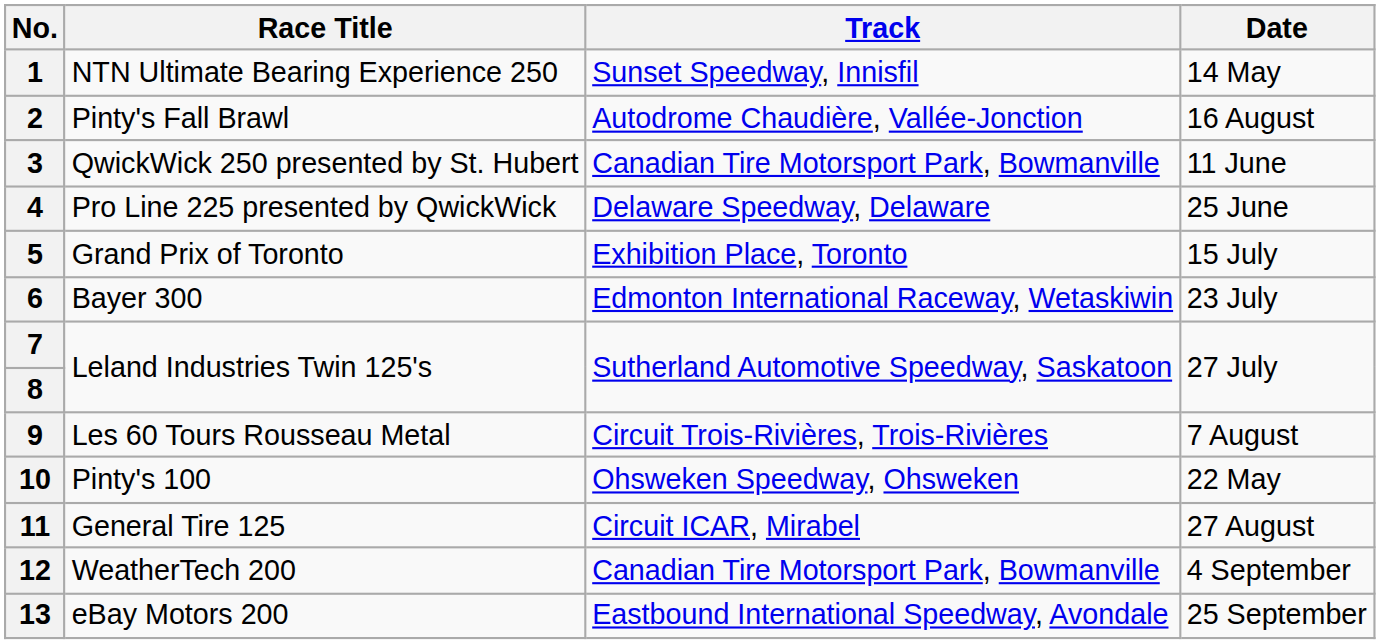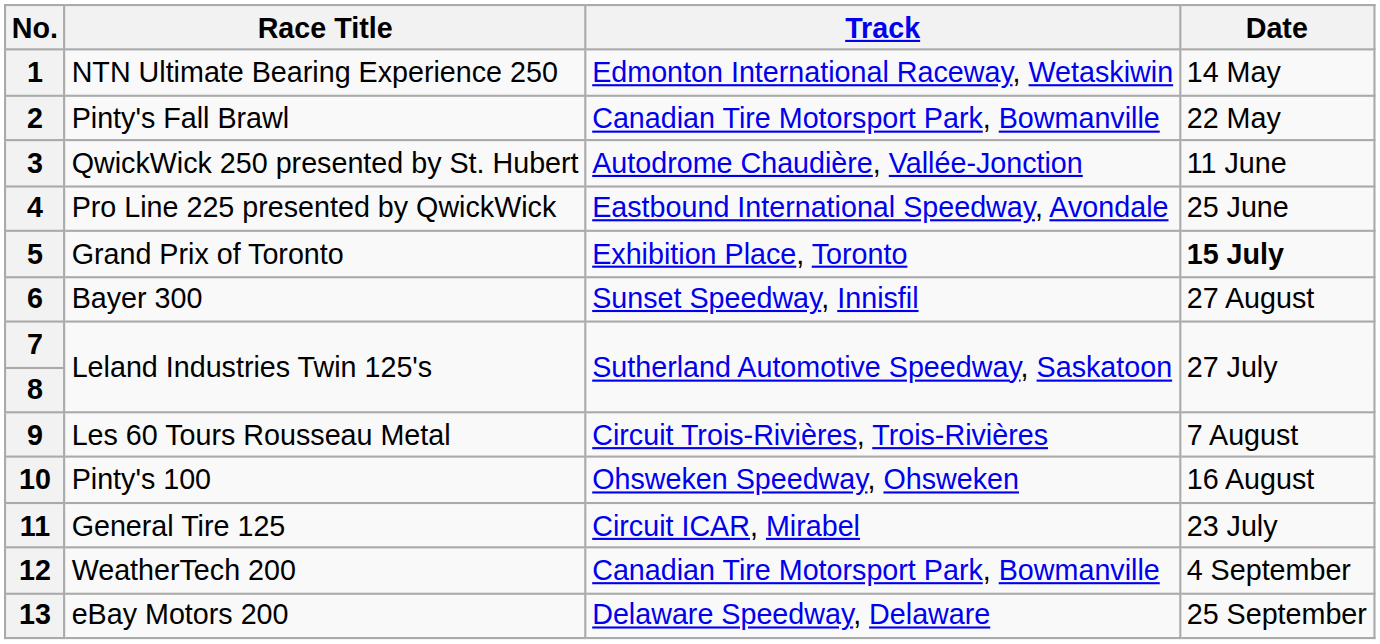(755, 72) Sunset Speedway, Innisfil -> (883, 72) Edmonton International Raceway, Wetaskiwin
(837, 118) Autodrome Chaudière, Vallée-Jonction -> (876, 118) Canadian Tire Motorsport Park, Bowmanville
(1250, 118) 16 August -> (1234, 118) 22 May
(876, 163) Canadian Tire Motorsport Park, Bowmanville -> (837, 163) Autodrome Chaudière, Vallée-Jonction
(791, 208) Delaware Speedway, Delaware -> (880, 208) Eastbound International Speedway, Avondale
(1232, 253) normal -> (1235, 253) bold
(883, 299) Edmonton International Raceway, Wetaskiwin -> (755, 299) Sunset Speedway, Innisfil
(1232, 299) 23 July -> (1250, 299) 27 August
(1234, 480) 22 May -> (1250, 480) 16 August
(1250, 525) 27 August -> (1232, 525) 23 July
(880, 615) Eastbound International Speedway, Avondale -> (791, 615) Delaware Speedway, Delaware
